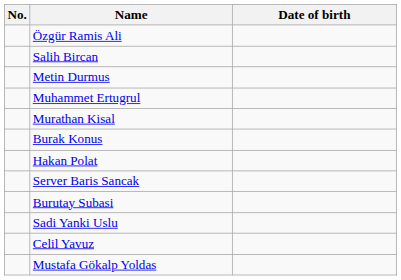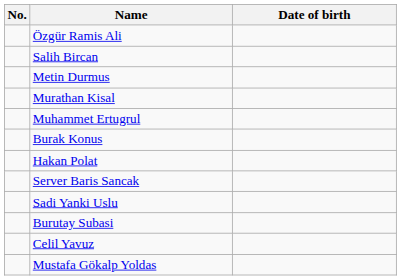rows swapped: (87, 98) <-> (74, 118)
rows swapped: (73, 202) <-> (75, 222)
